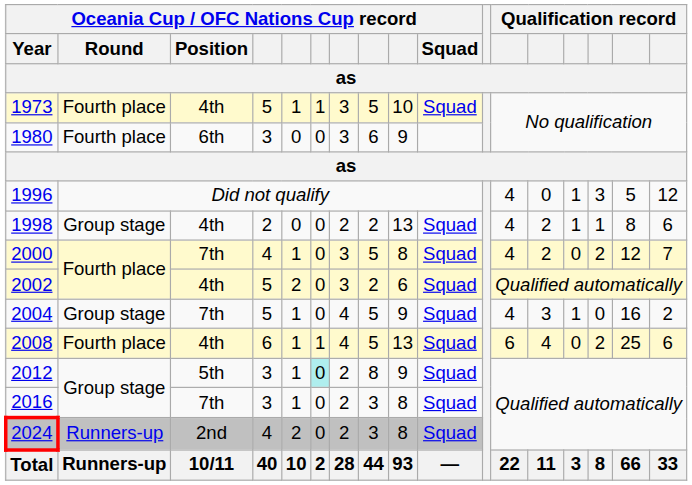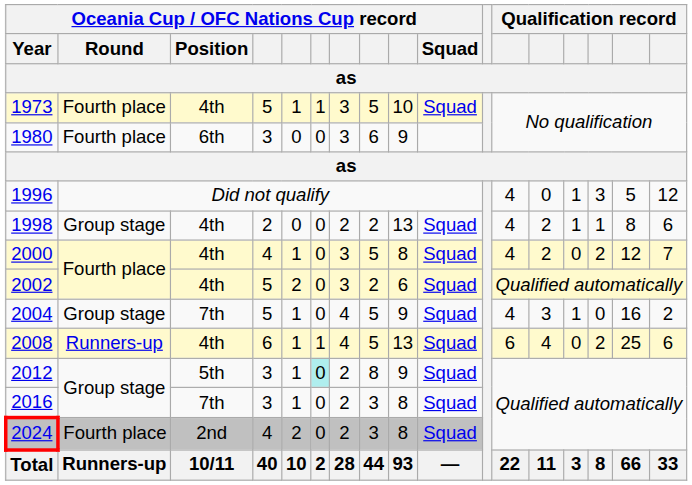(211, 254) 7th -> (212, 254) 4th
(114, 343) Fourth place -> (114, 343) Runners-up
(115, 433) Runners-up -> (115, 433) Fourth place
